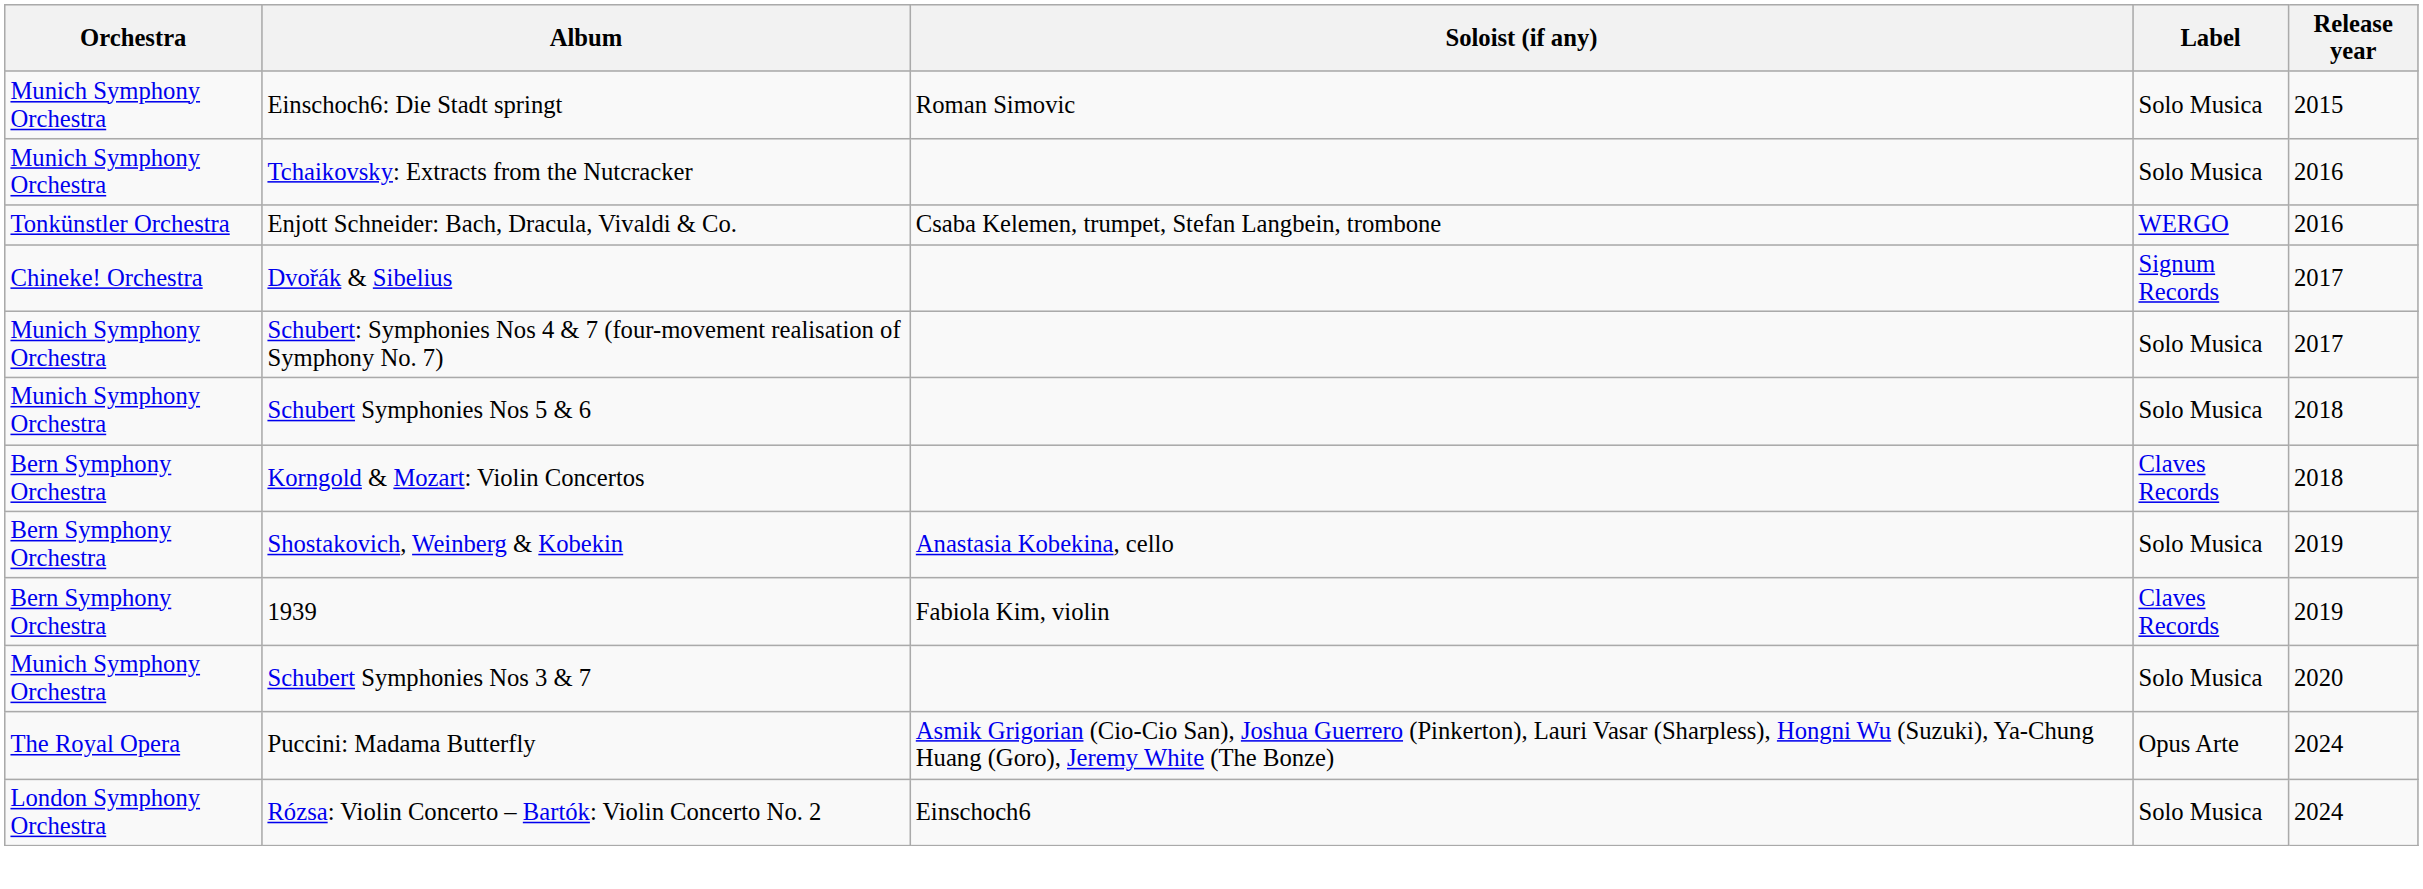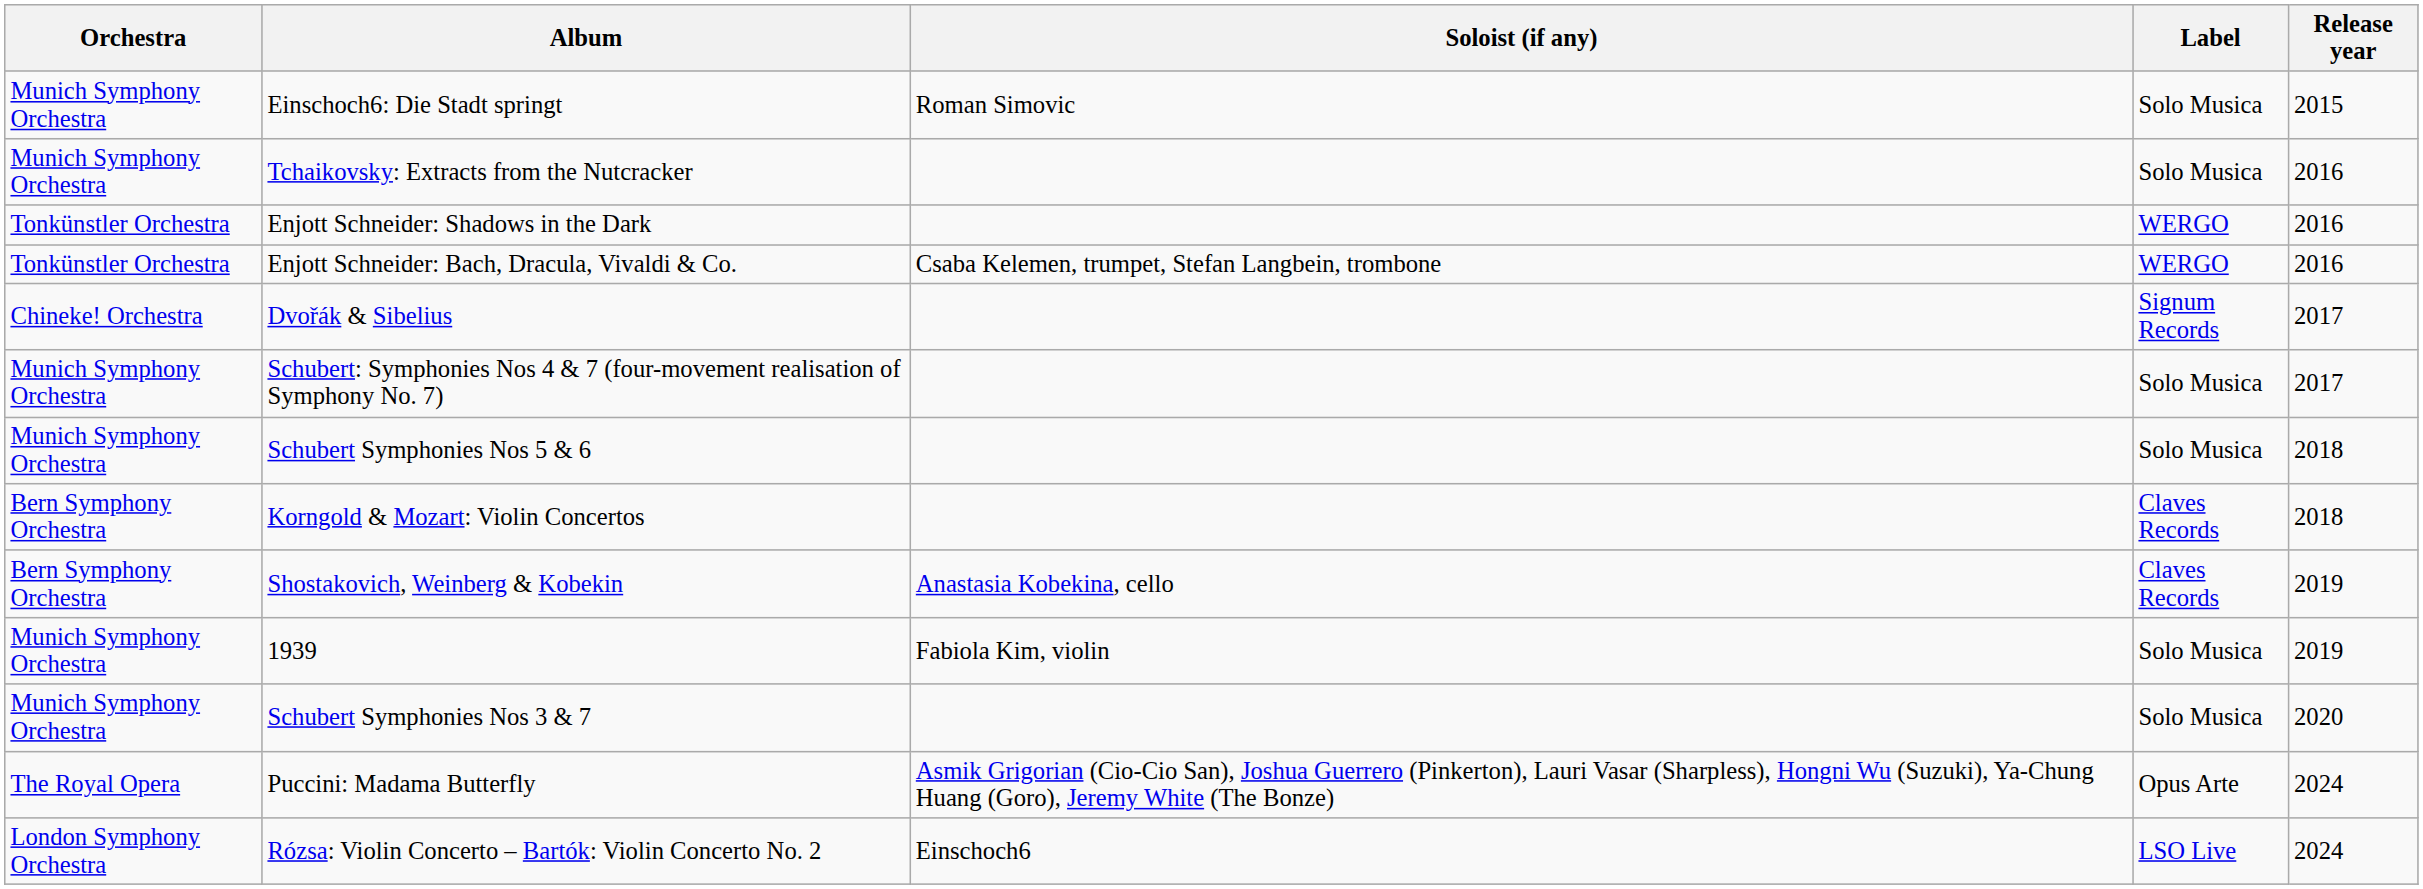+ row: (459, 224)
(2200, 544) Solo Musica -> (2179, 583) Claves Records
(91, 611) Bern Symphony Orchestra -> (105, 650) Munich Symphony Orchestra
(2179, 611) Claves Records -> (2200, 650) Solo Musica
(2200, 811) Solo Musica -> (2187, 850) LSO Live
